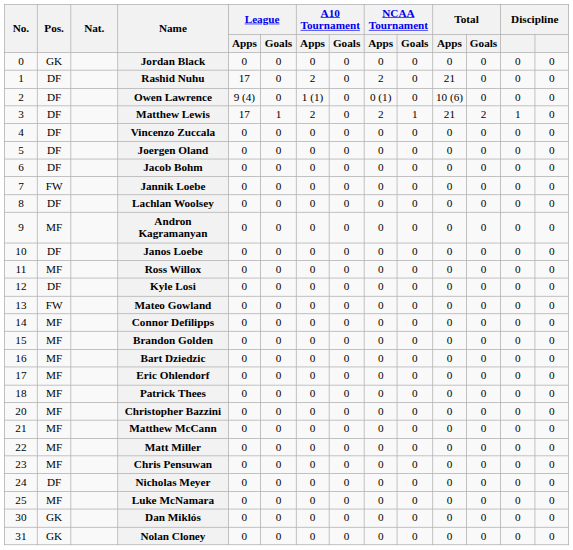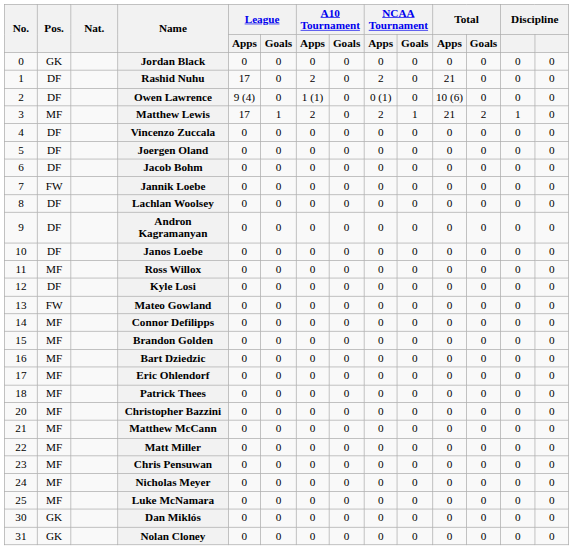(54, 114) DF -> (54, 114) MF
(54, 227) MF -> (54, 227) DF
(54, 482) DF -> (54, 482) MF
